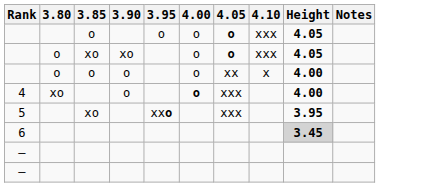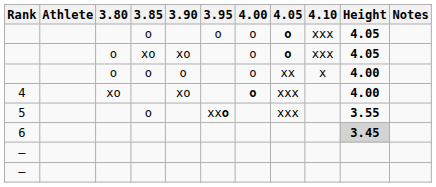+ column: (68, 14)
(127, 93) o -> (183, 93) xo
(92, 113) xo -> (148, 113) o
(308, 113) 3.95 -> (365, 113) 3.55
